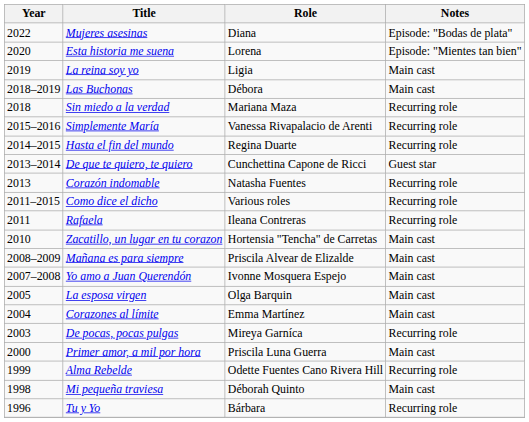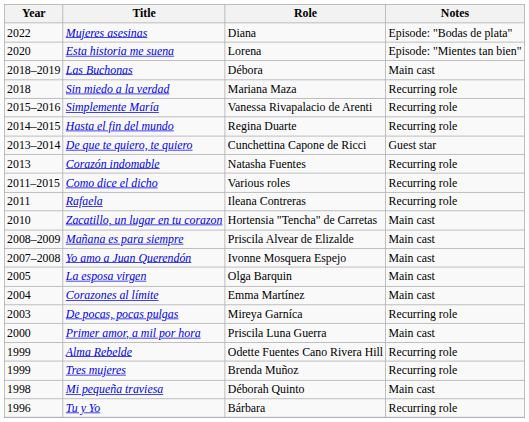- row: (102, 70)
+ row: (96, 370)
